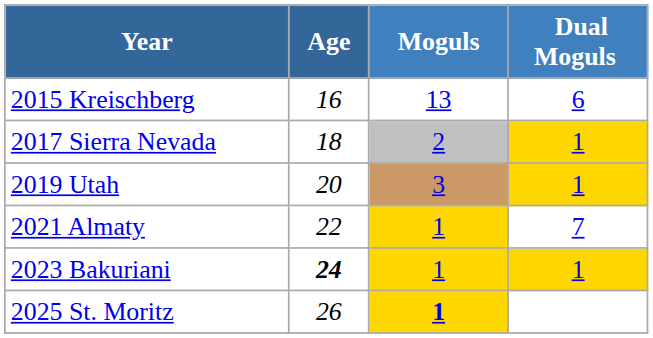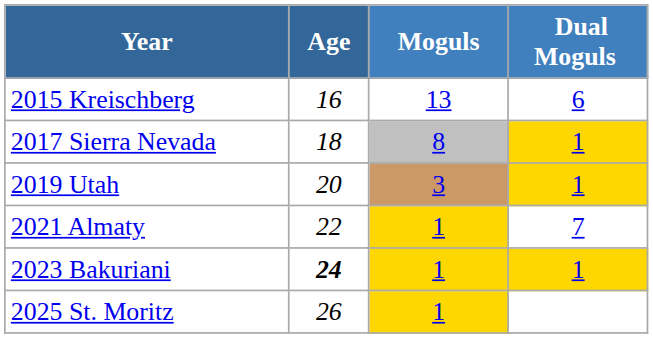(439, 141) 2 -> (439, 141) 8
(439, 312) bold -> (439, 312) normal
